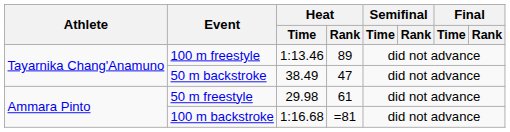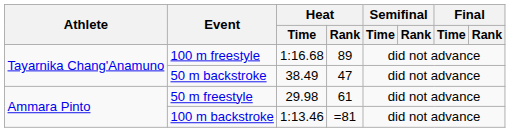(302, 55) 1:13.46 -> (302, 55) 1:16.68
(302, 118) 1:16.68 -> (302, 118) 1:13.46
